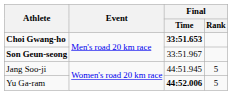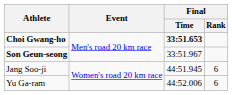(216, 69) 5 -> (216, 69) 6
(184, 83) bold -> (184, 83) normal
(216, 83) 5 -> (216, 83) 6
